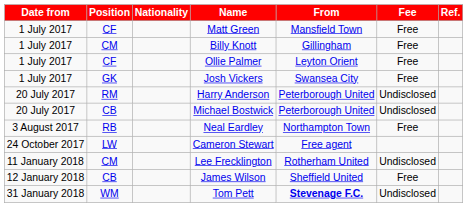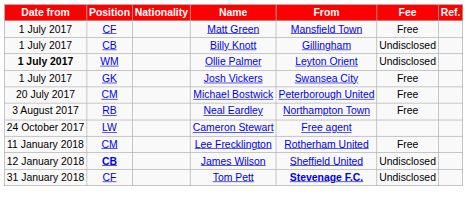(110, 45) CM -> (110, 45) CB
(408, 45) Free -> (408, 45) Undisclosed
(45, 62) normal -> (45, 62) bold
(110, 62) CF -> (110, 62) WM
(408, 62) Free -> (408, 62) Undisclosed
- row: (233, 95)
(110, 111) CB -> (110, 95) CM
(408, 111) Undisclosed -> (408, 95) Free
(408, 161) Undisclosed -> (408, 144) Free
(110, 177) normal -> (110, 161) bold
(408, 177) Free -> (408, 161) Undisclosed
(110, 194) WM -> (110, 177) CF
